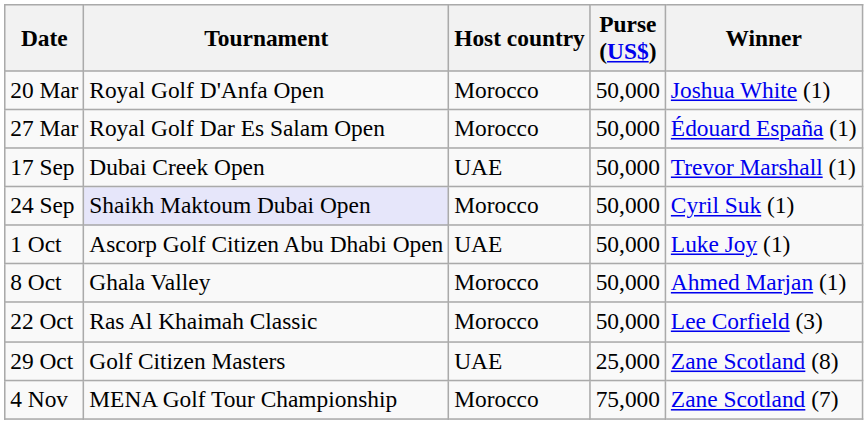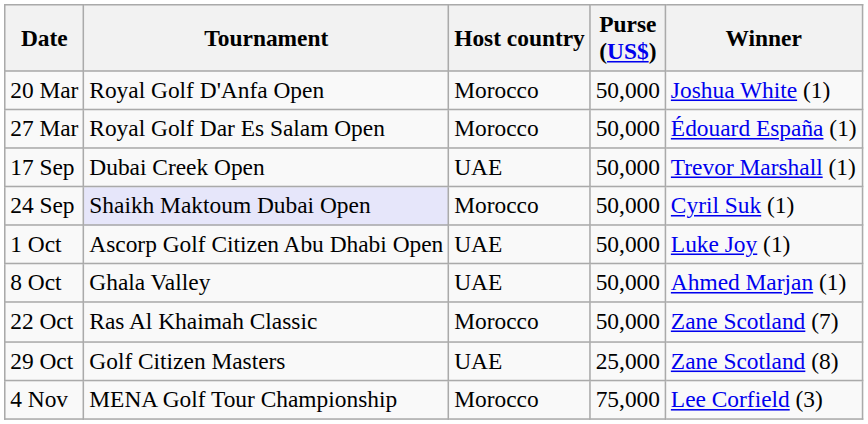(496, 283) Morocco -> (478, 283) UAE
(747, 321) Lee Corfield (3) -> (755, 321) Zane Scotland (7)
(755, 399) Zane Scotland (7) -> (747, 399) Lee Corfield (3)
